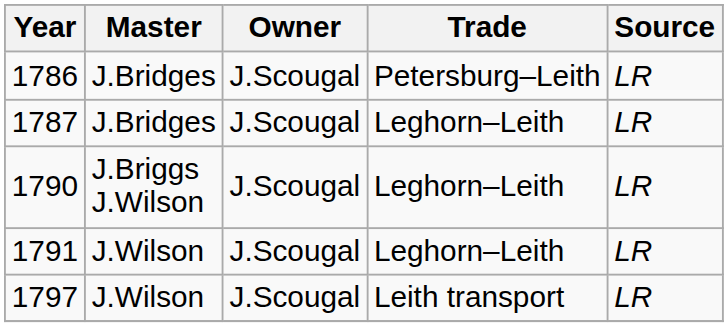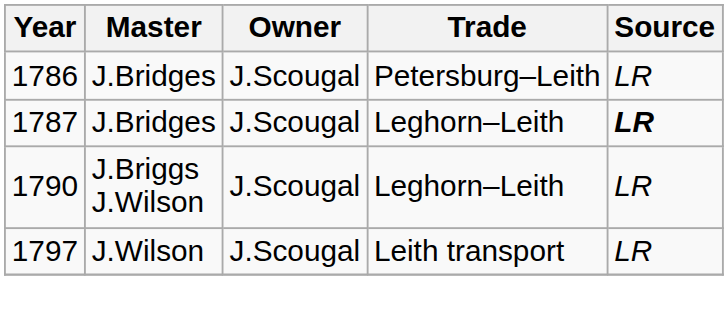(633, 122) normal -> (634, 122) bold
- row: (45, 250)
